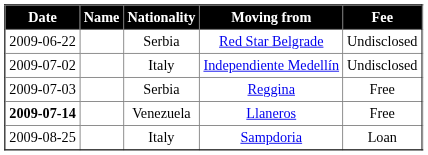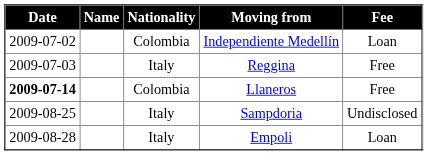- row: (271, 41)
(161, 65) Italy -> (161, 41) Colombia
(382, 65) Undisclosed -> (382, 41) Loan
(161, 89) Serbia -> (161, 65) Italy
(161, 113) Venezuela -> (161, 89) Colombia
(382, 137) Loan -> (382, 113) Undisclosed
+ row: (271, 137)
